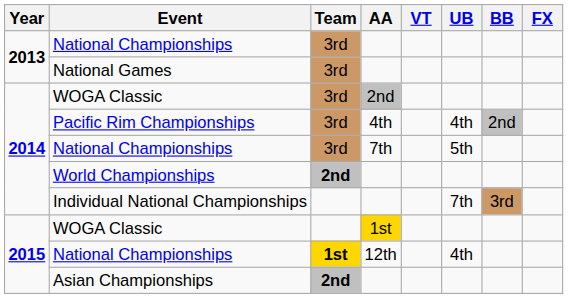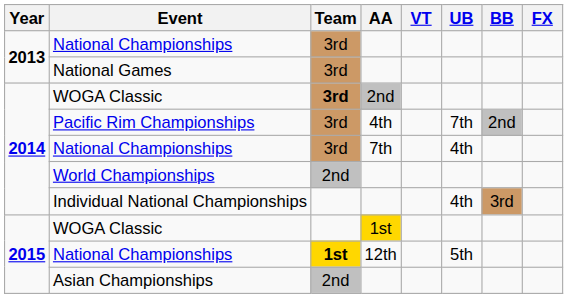(336, 97) normal -> (336, 97) bold
(461, 123) 4th -> (461, 123) 7th
(461, 149) 5th -> (461, 149) 4th
(336, 175) bold -> (336, 175) normal
(461, 201) 7th -> (461, 201) 4th
(461, 254) 4th -> (461, 254) 5th
(336, 280) bold -> (336, 280) normal
